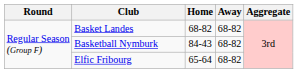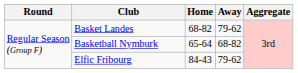(230, 28) 68-82 -> (230, 28) 79-62
(200, 44) 84-43 -> (200, 44) 65-64
(200, 60) 65-64 -> (200, 60) 84-43
(230, 60) 68-82 -> (230, 60) 79-62
